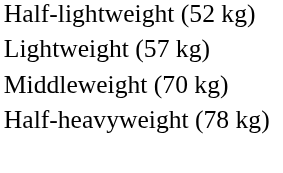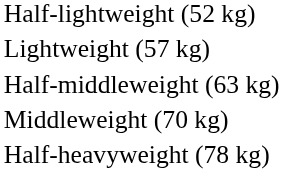+ row: (142, 84)
